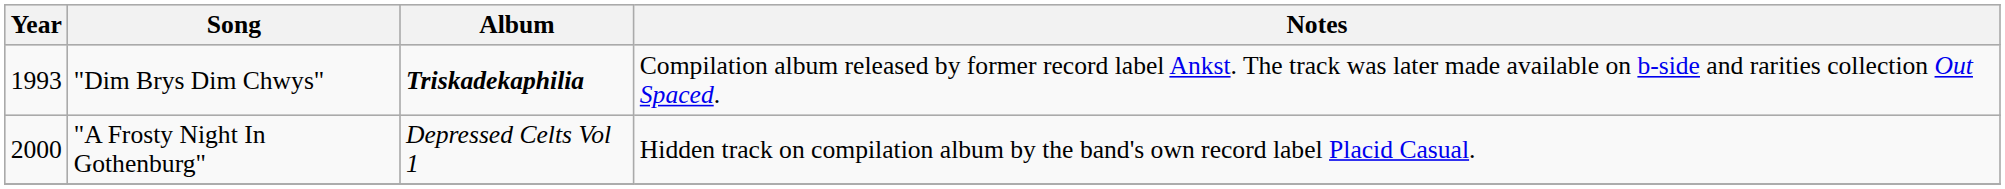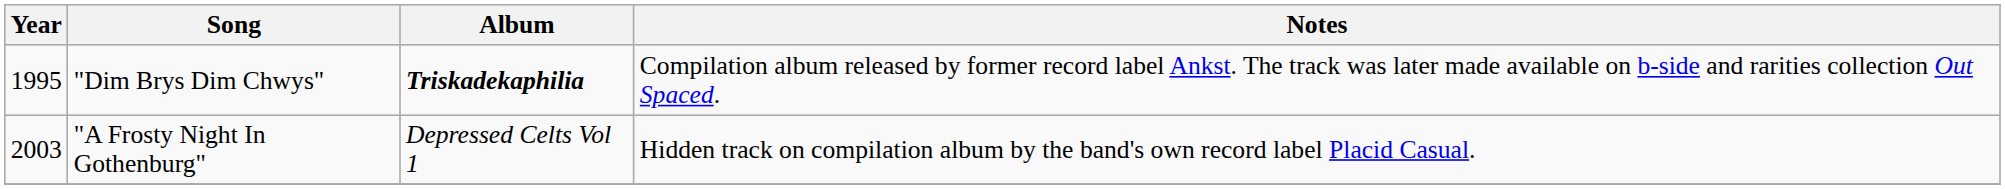(36, 79) 1993 -> (36, 79) 1995
(36, 149) 2000 -> (36, 149) 2003
